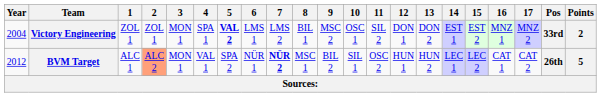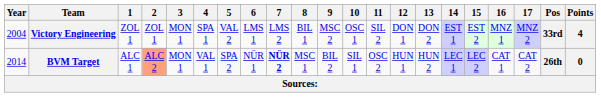(229, 34) bold -> (229, 34) normal
(581, 34) 2 -> (580, 34) 4
(16, 61) 2012 -> (16, 61) 2014
(581, 61) 5 -> (580, 61) 0
